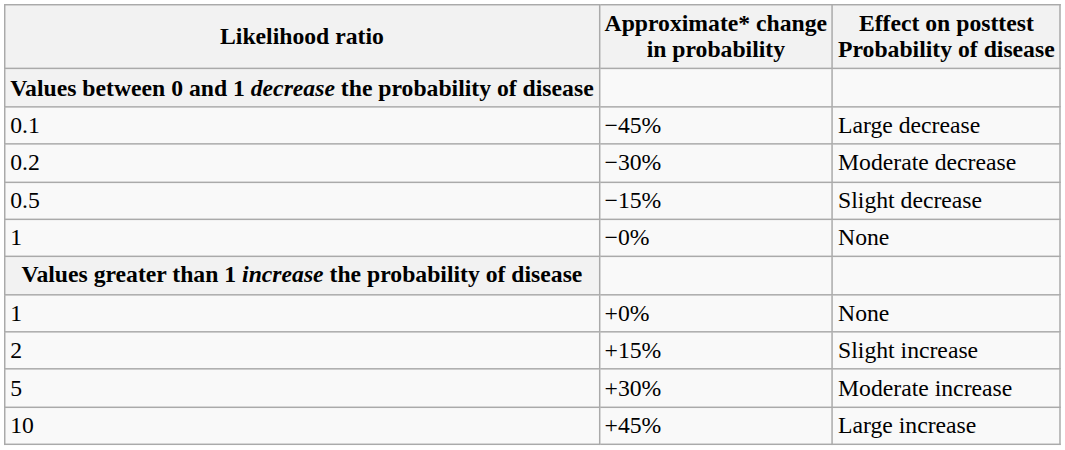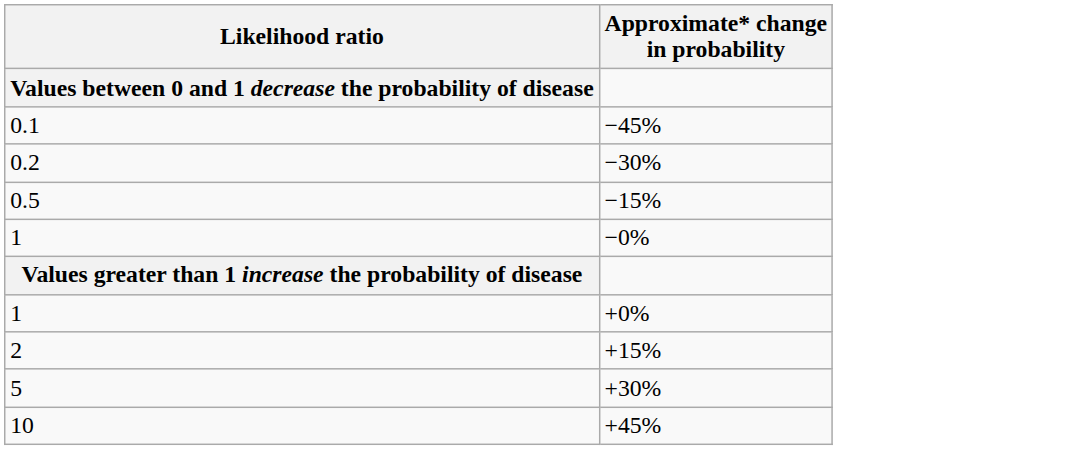- column: (946, 36)
